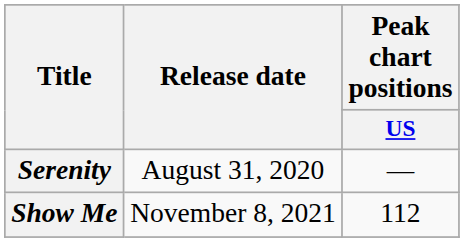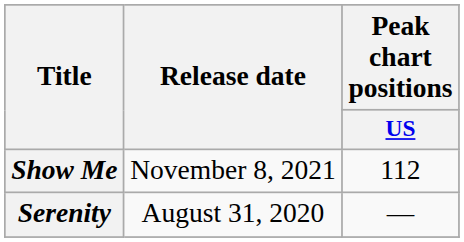rows swapped: (64, 170) <-> (64, 214)
